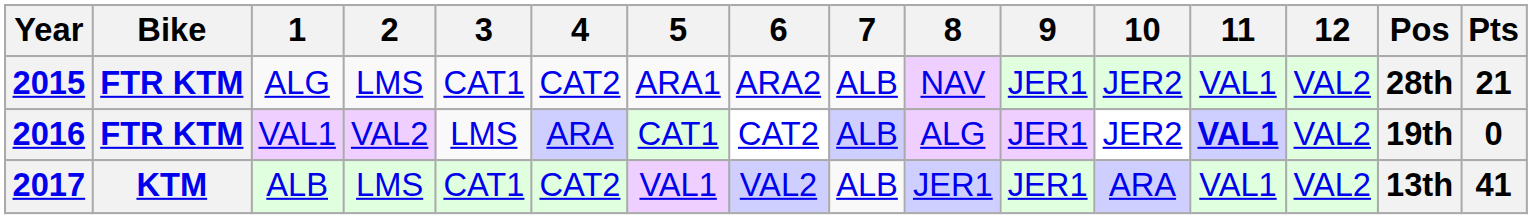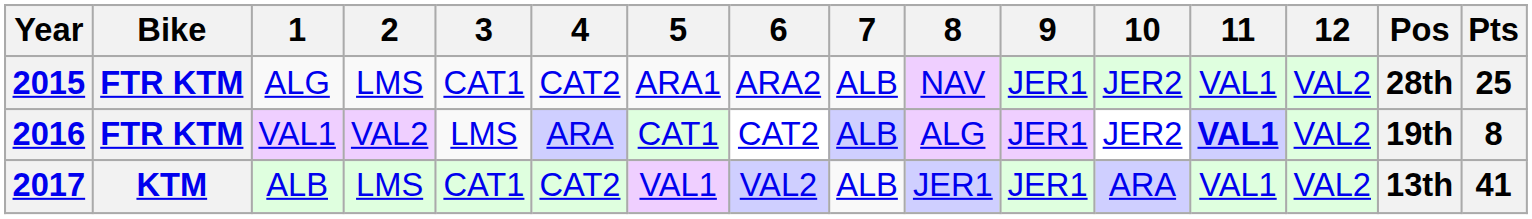(1494, 82) 21 -> (1494, 82) 25
(1494, 133) 0 -> (1494, 133) 8
